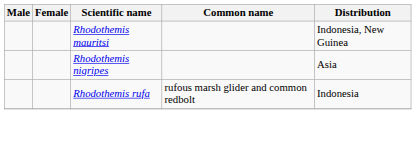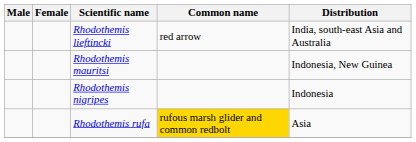+ row: (101, 36)
(327, 65) Asia -> (312, 94) Indonesia
(236, 94) no background -> (211, 123) gold background
(338, 94) Indonesia -> (301, 123) Asia
